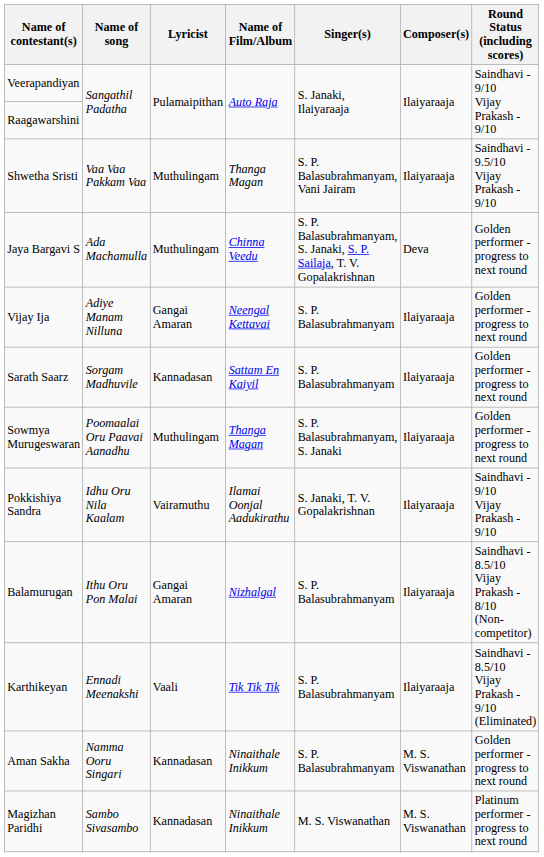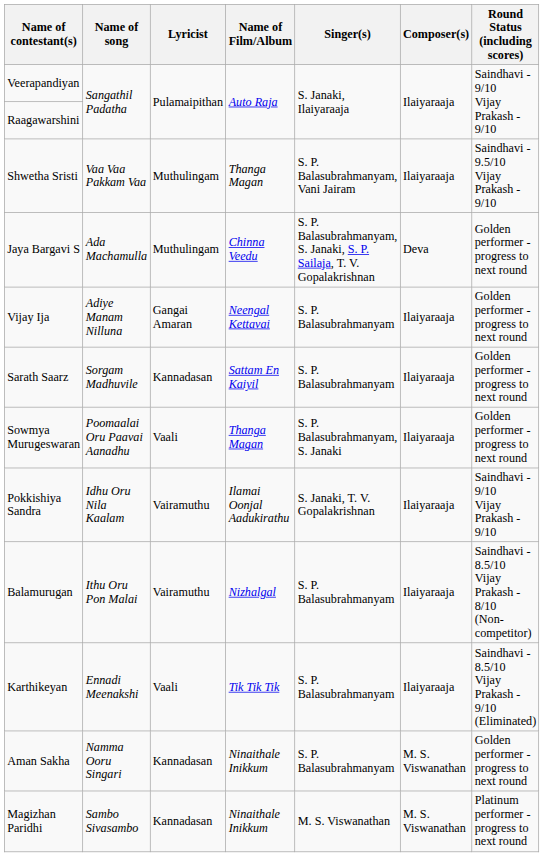(186, 437) Muthulingam -> (165, 437) Vaali
(172, 592) Gangai Amaran -> (181, 592) Vairamuthu
